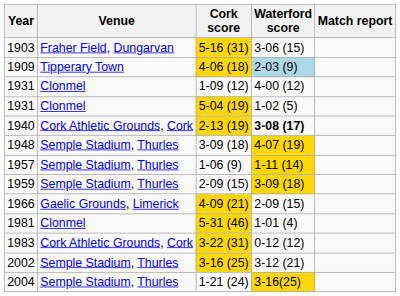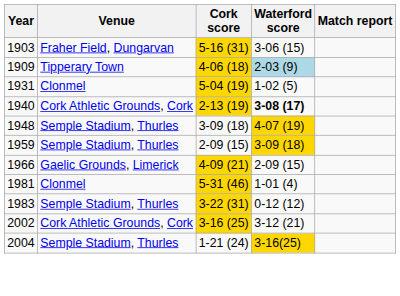- row: (224, 86)
- row: (220, 164)
(117, 243) Cork Athletic Grounds, Cork -> (109, 203) Semple Stadium, Thurles
(109, 262) Semple Stadium, Thurles -> (117, 223) Cork Athletic Grounds, Cork
